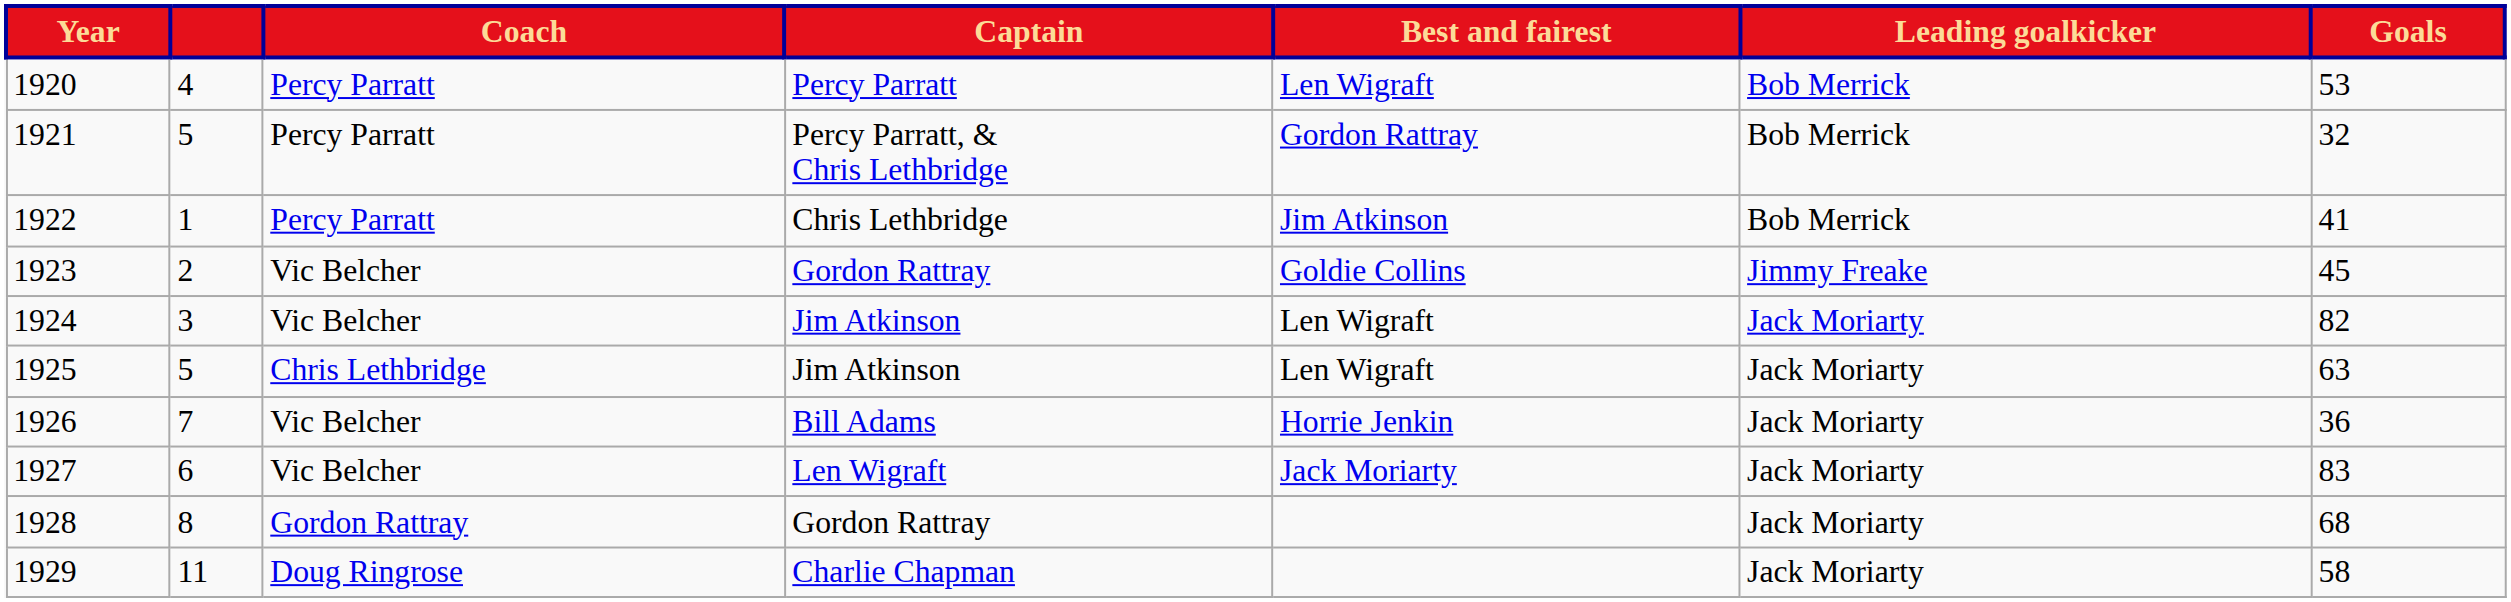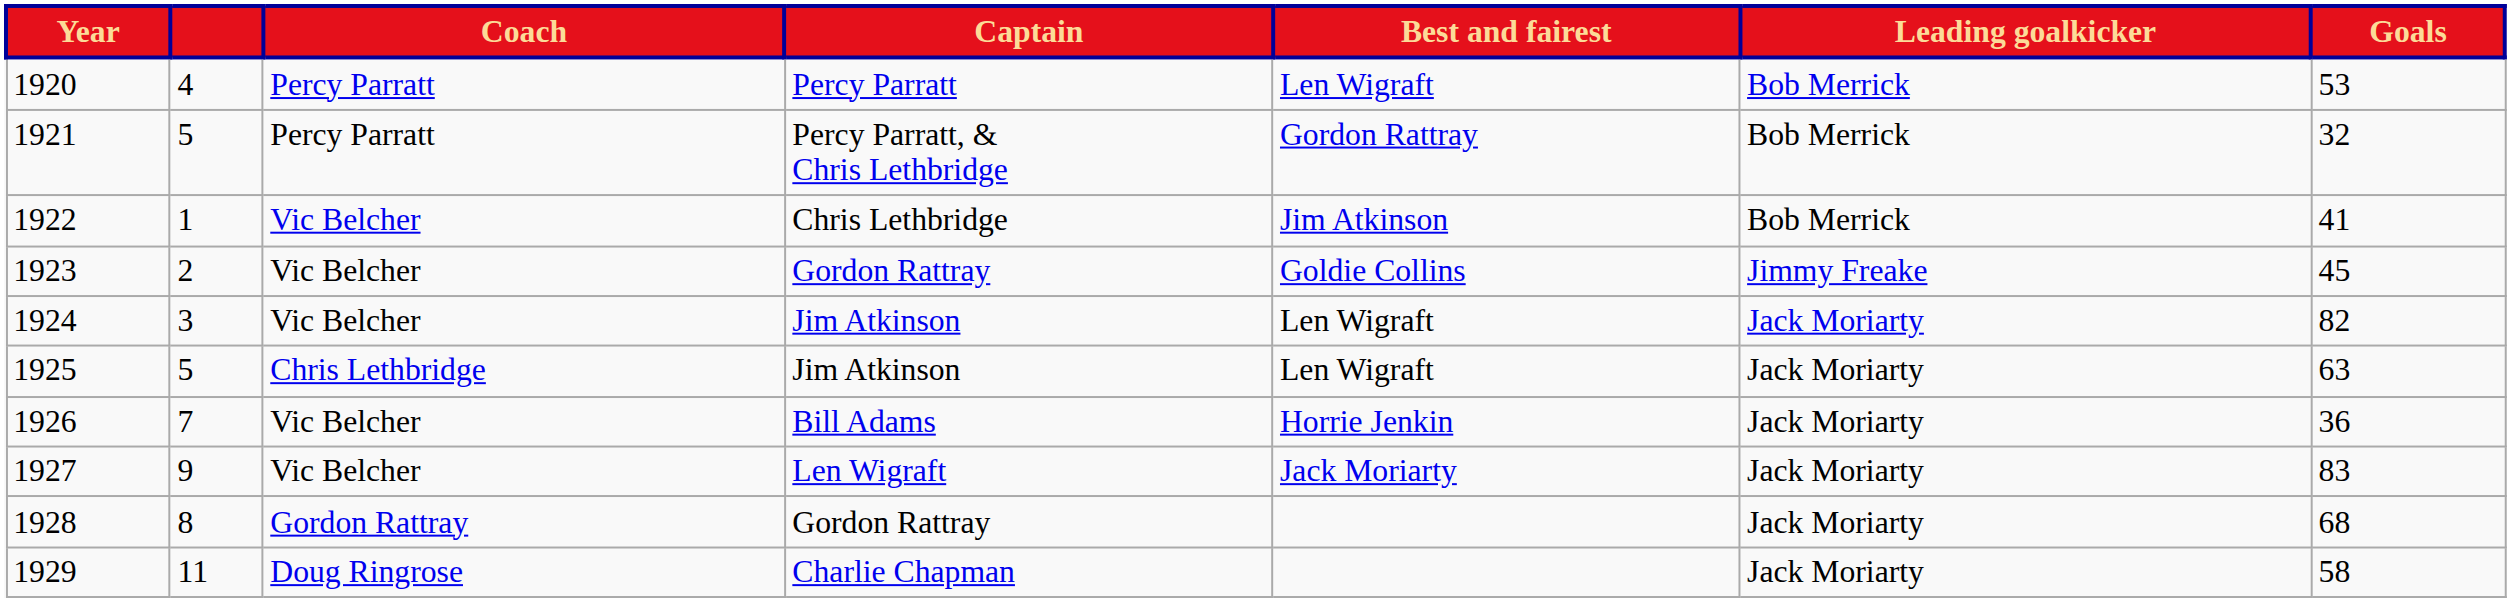(353, 219) Percy Parratt -> (345, 219) Vic Belcher
(185, 471) 6 -> (185, 471) 9
